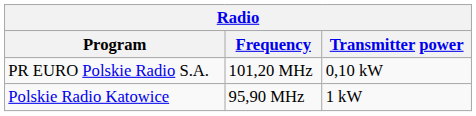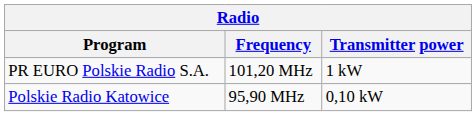(354, 70) 0,10 kW -> (344, 70) 1 kW
(344, 96) 1 kW -> (354, 96) 0,10 kW
